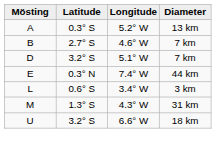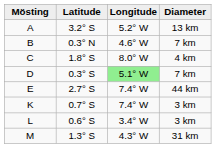(82, 27) 0.3° S -> (82, 27) 3.2° S
(82, 43) 2.7° S -> (82, 43) 0.3° N
+ row: (30, 58)
(82, 58) 3.2° S -> (82, 74) 0.3° S
(133, 58) no background -> (133, 74) lightgreen background
(82, 74) 0.3° N -> (82, 89) 2.7° S
+ row: (30, 105)
- row: (30, 120)
